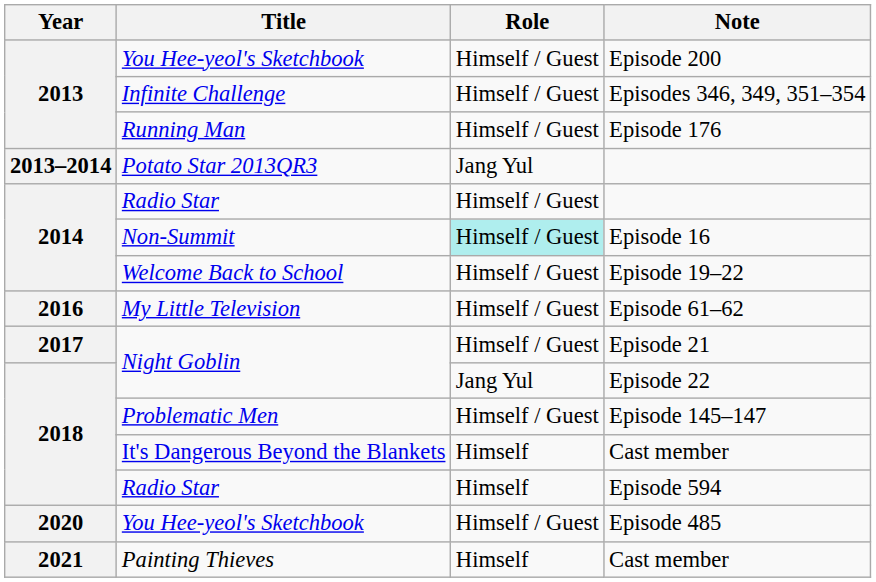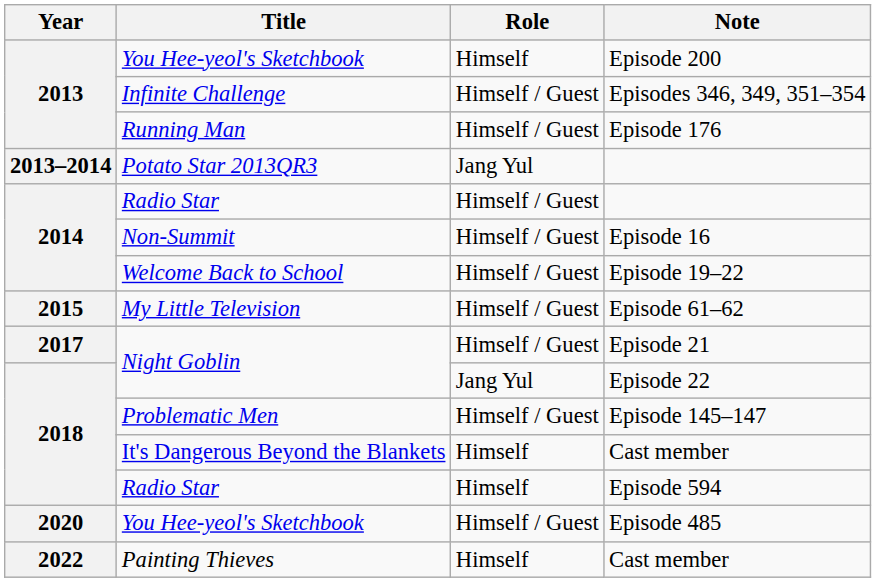(527, 58) Himself / Guest -> (492, 58) Himself
(527, 237) paleturquoise background -> (527, 237) no background
(61, 308) 2016 -> (61, 308) 2015
(61, 559) 2021 -> (61, 559) 2022
